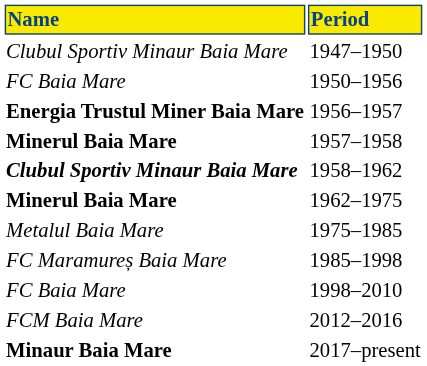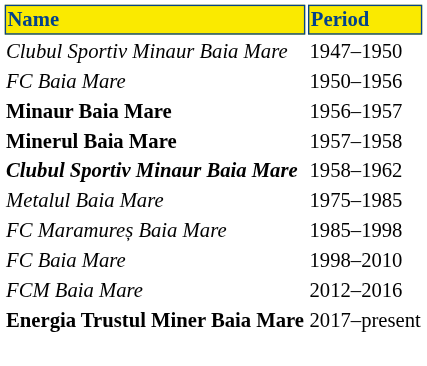(155, 110) Energia Trustul Miner Baia Mare -> (89, 110) Minaur Baia Mare
- row: (356, 200)
(89, 349) Minaur Baia Mare -> (155, 320) Energia Trustul Miner Baia Mare
